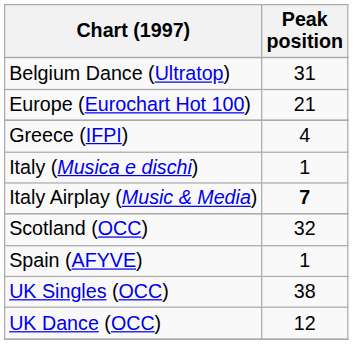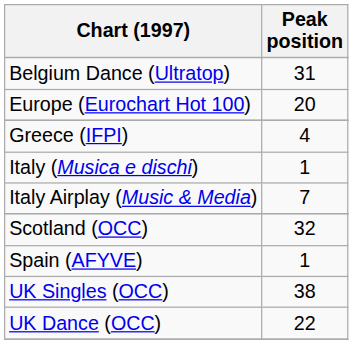(305, 104) 21 -> (305, 104) 20
(305, 198) bold -> (305, 198) normal
(305, 323) 12 -> (305, 323) 22
